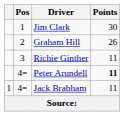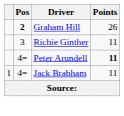- row: (52, 27)
(22, 42) normal -> (22, 27) bold
